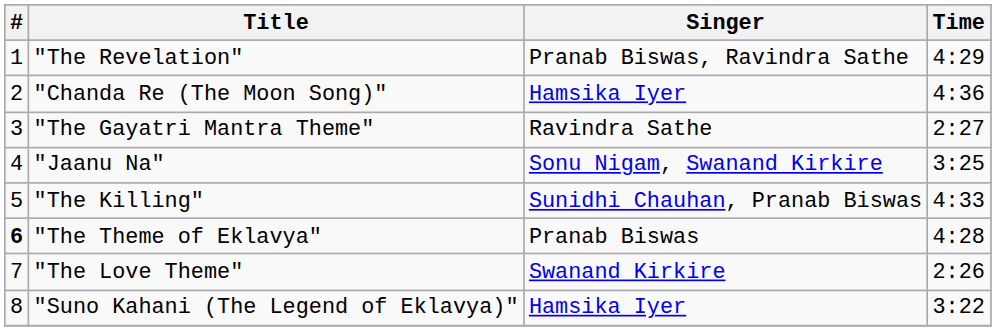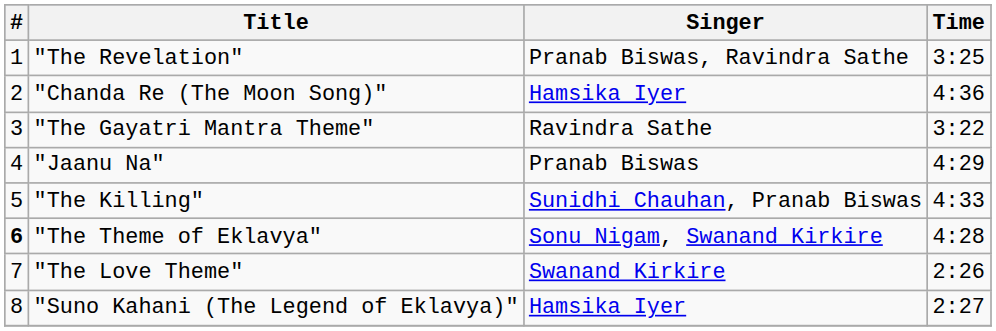(959, 58) 4:29 -> (959, 58) 3:25
(959, 129) 2:27 -> (959, 129) 3:22
(706, 165) Sonu Nigam, Swanand Kirkire -> (614, 165) Pranab Biswas
(959, 165) 3:25 -> (959, 165) 4:29
(614, 236) Pranab Biswas -> (706, 236) Sonu Nigam, Swanand Kirkire
(959, 307) 3:22 -> (959, 307) 2:27
